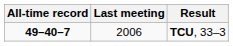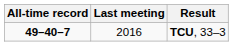(129, 31) 2006 -> (129, 31) 2016
